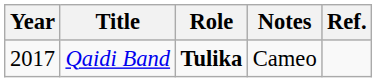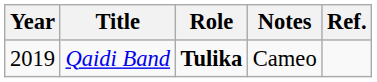(32, 58) 2017 -> (32, 58) 2019
